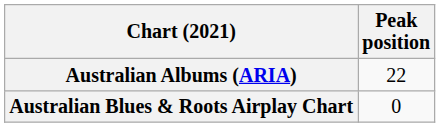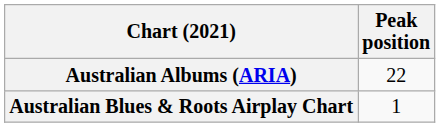(396, 106) 0 -> (396, 106) 1
